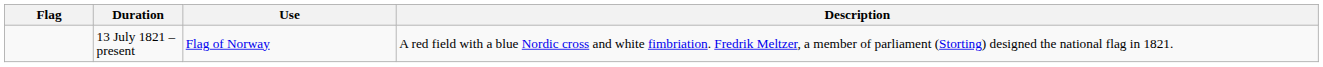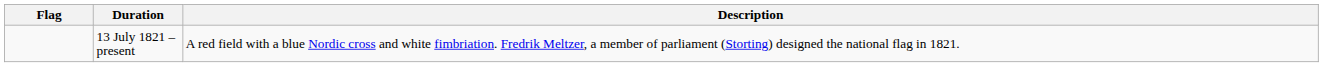- column: (289, 15)
